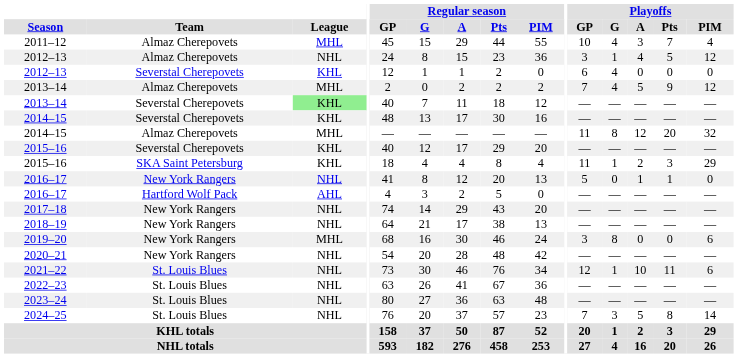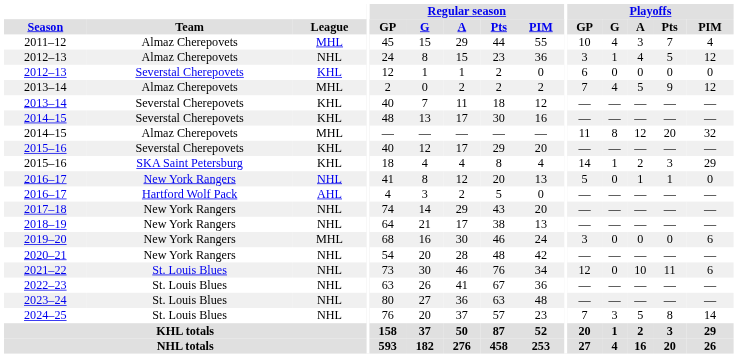(615, 72) 4 -> (615, 72) 0
(330, 102) lightgreen background -> (330, 102) no background
(585, 163) 11 -> (585, 163) 14
(615, 239) 8 -> (615, 239) 0
(615, 270) 1 -> (615, 270) 0
